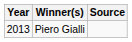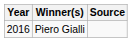(18, 29) 2013 -> (18, 29) 2016
